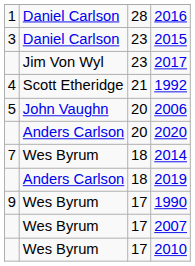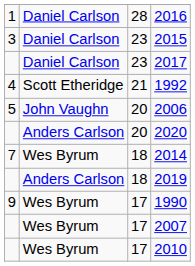(63, 62) Jim Von Wyl -> (71, 62) Daniel Carlson
